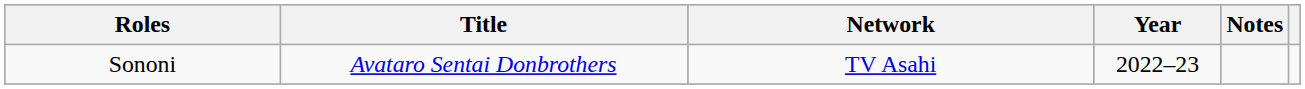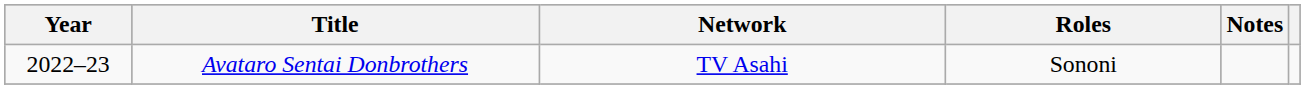columns swapped: (1158, 24) <-> (142, 24)
